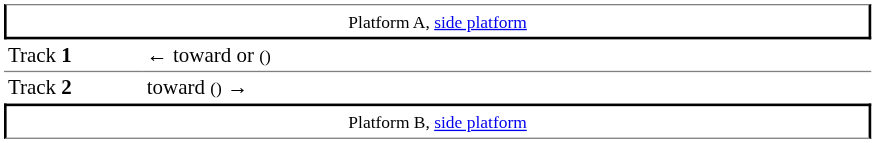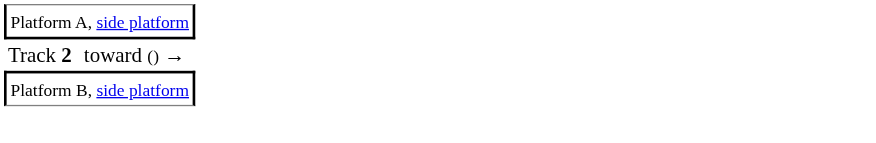- row: (40, 54)
